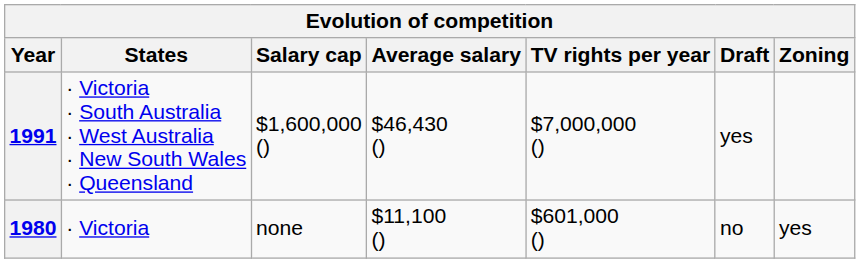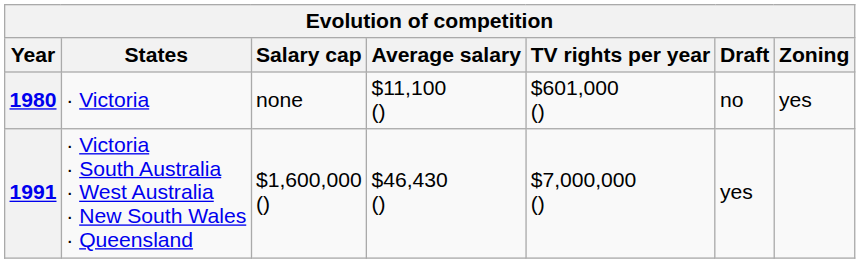rows swapped: (33, 228) <-> (33, 135)
